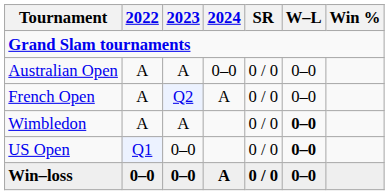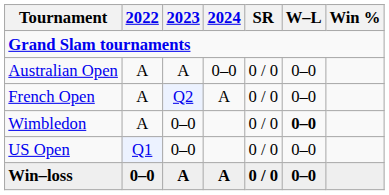(183, 123) A -> (183, 123) 0–0
(304, 149) bold -> (304, 149) normal
(183, 176) 0–0 -> (183, 176) A
